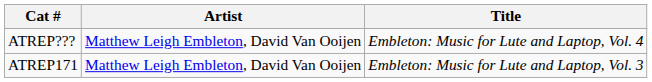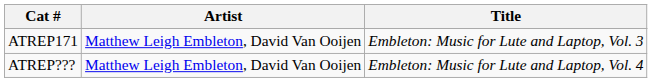rows swapped: (43, 65) <-> (42, 41)
